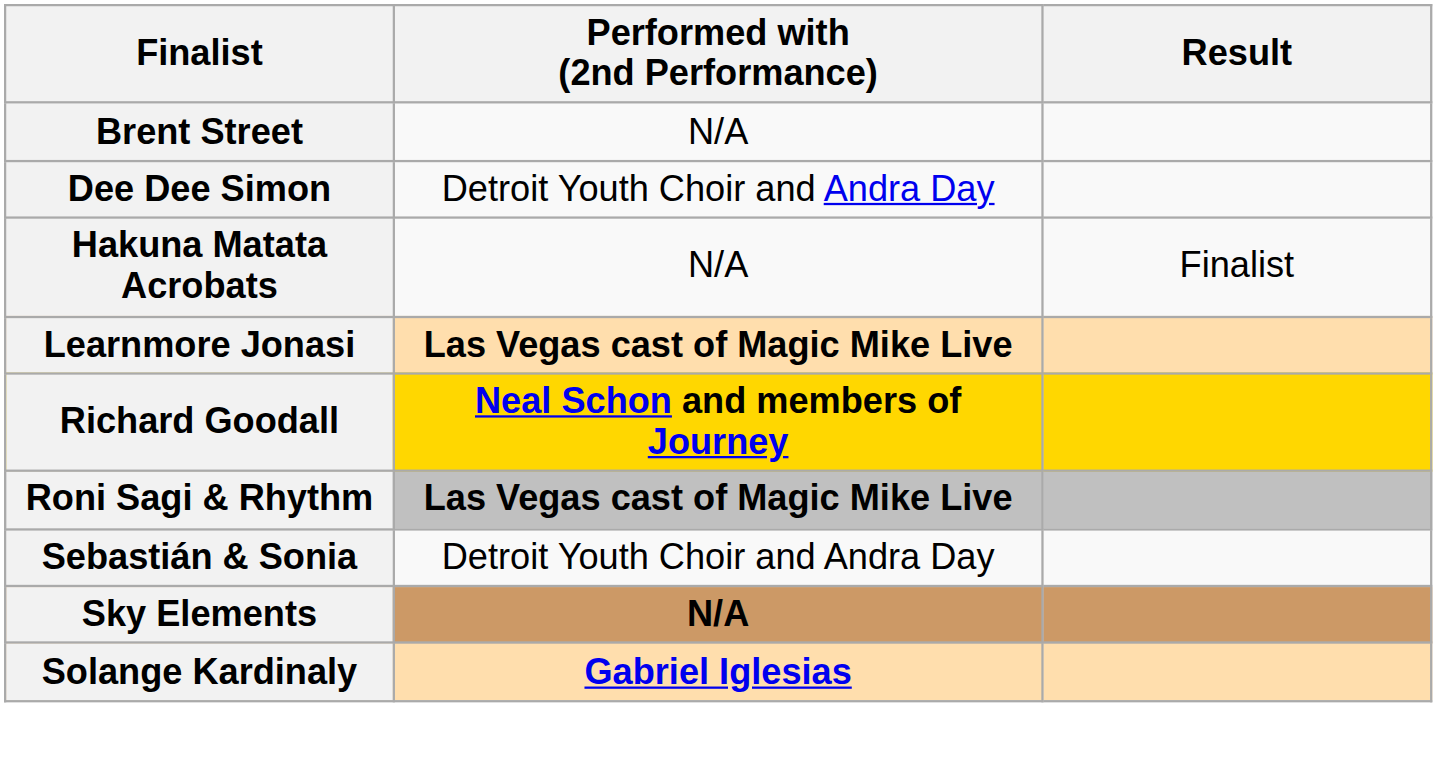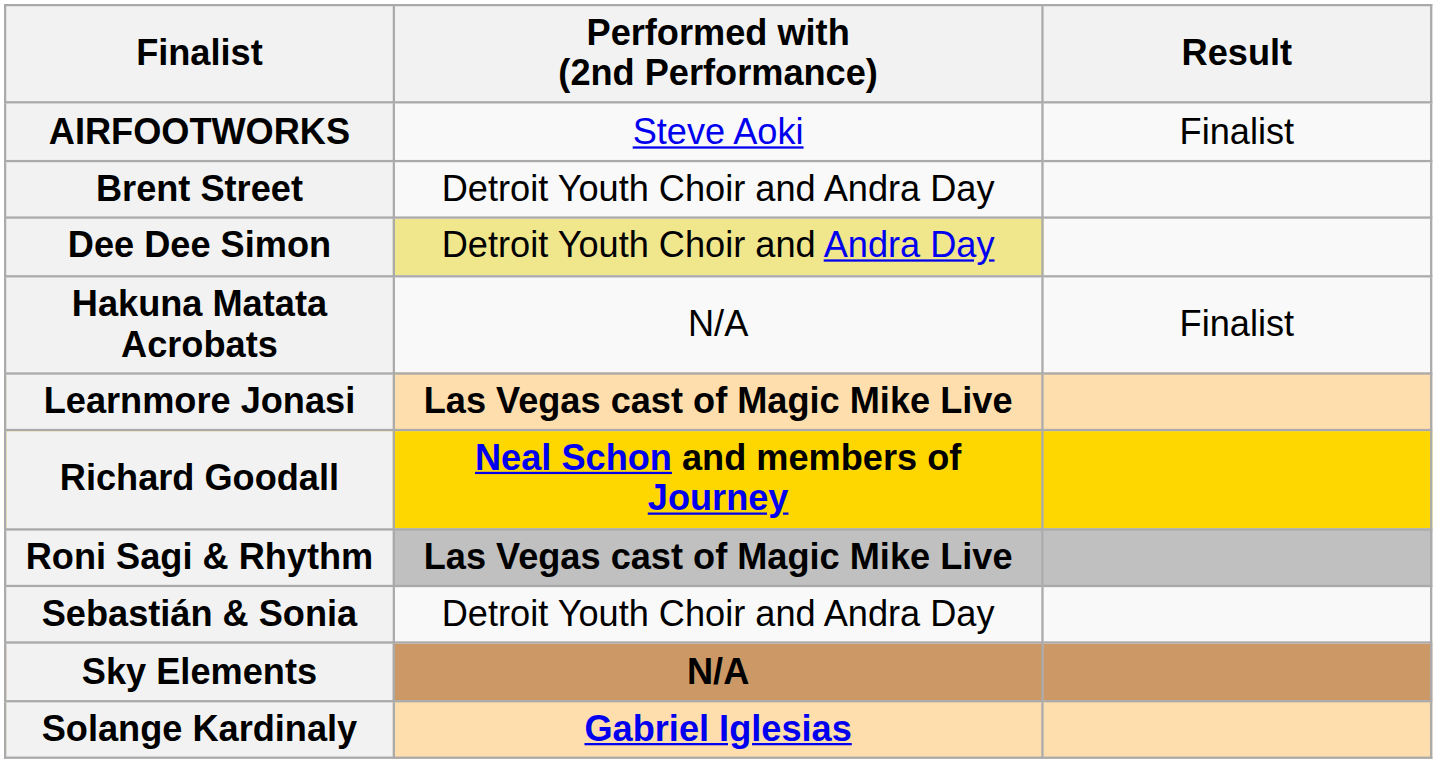+ row: (199, 131)
(718, 131) N/A -> (718, 188) Detroit Youth Choir and Andra Day
(718, 188) no background -> (718, 245) khaki background
